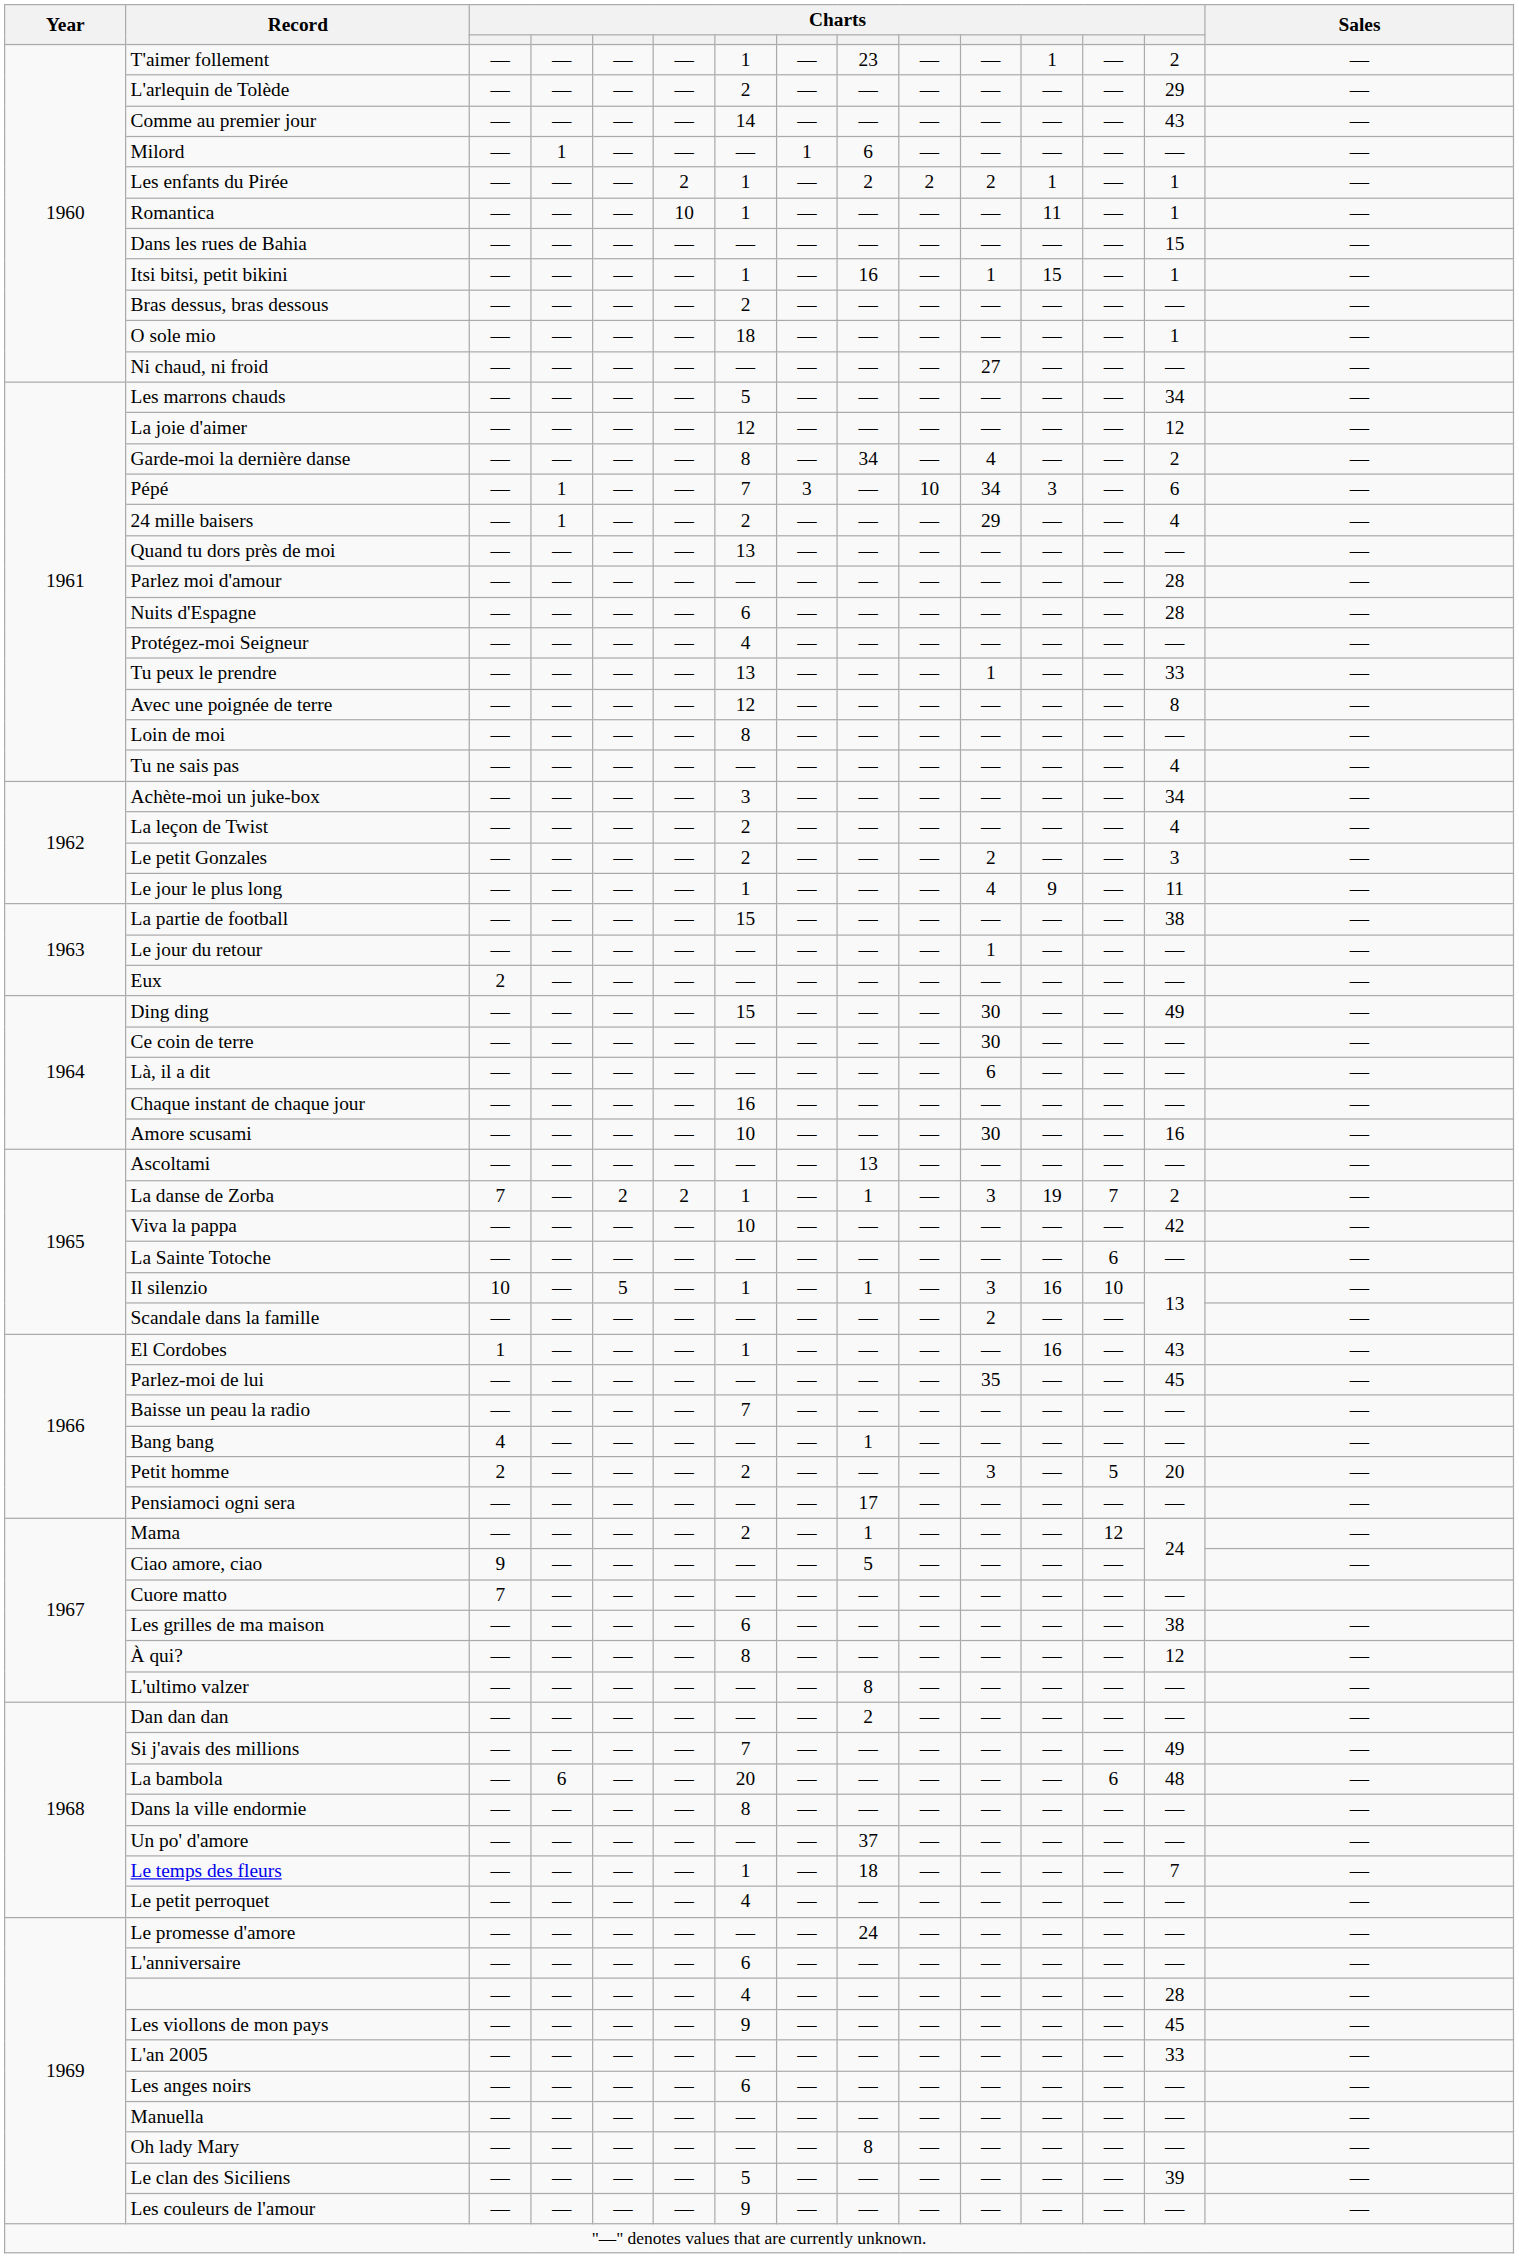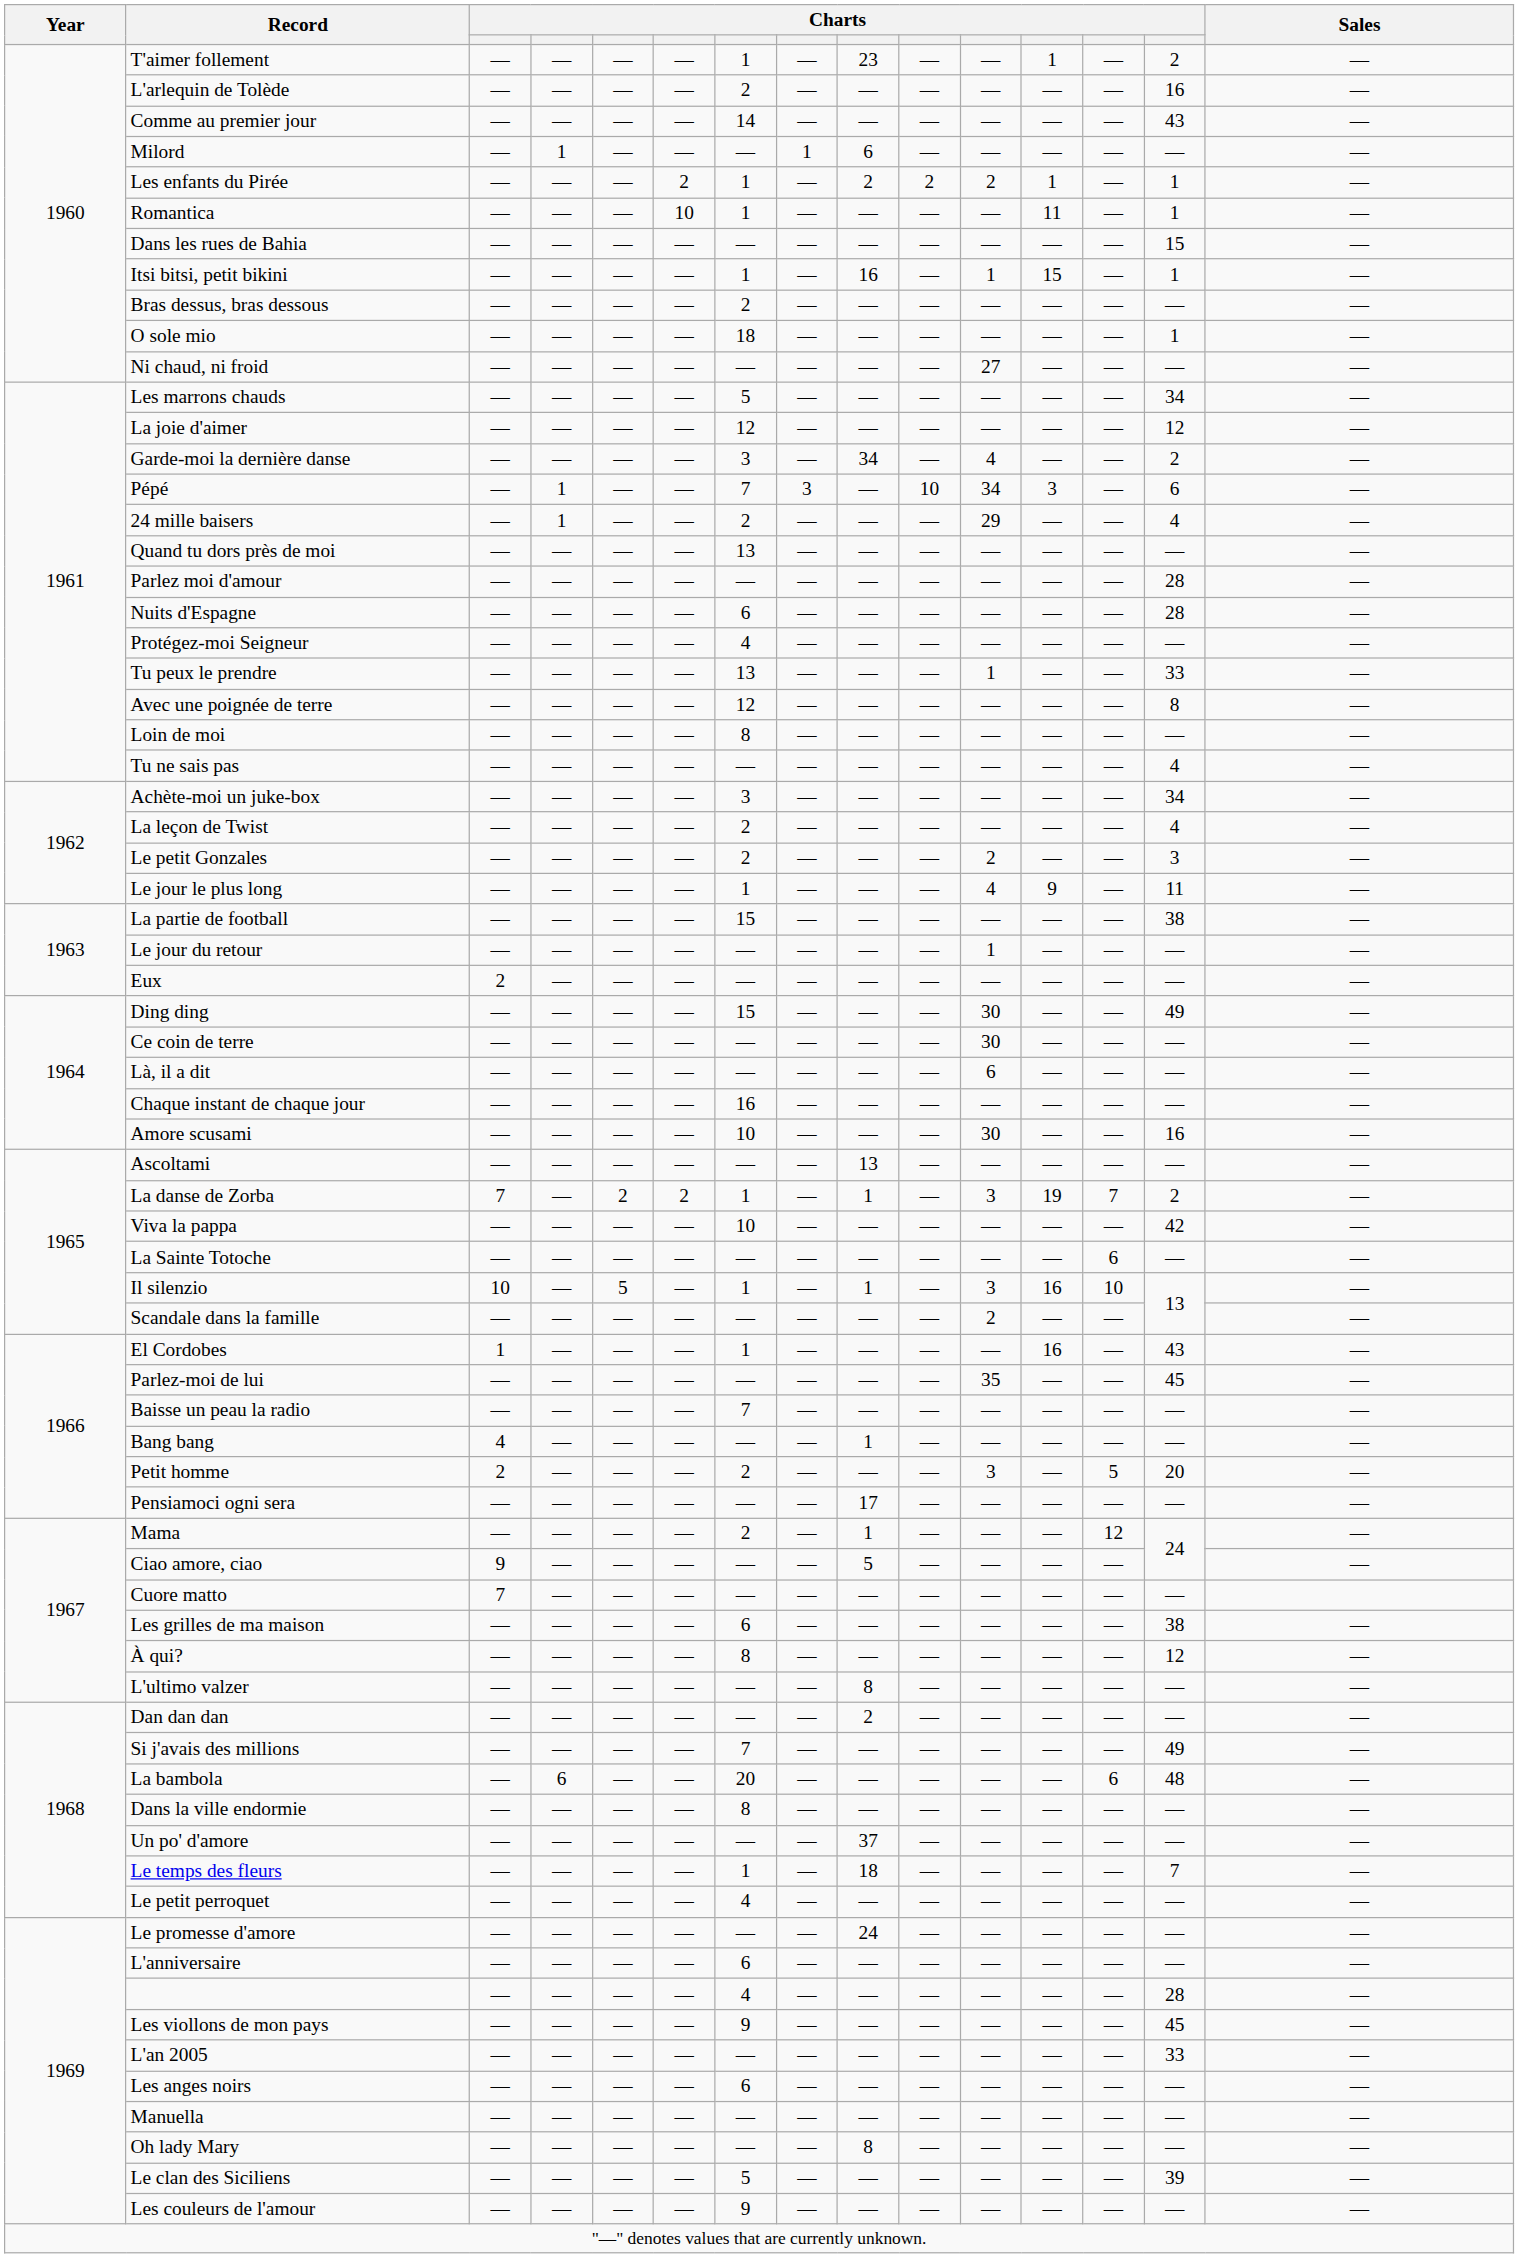(1175, 90) 29 -> (1175, 90) 16
(746, 458) 8 -> (746, 458) 3
